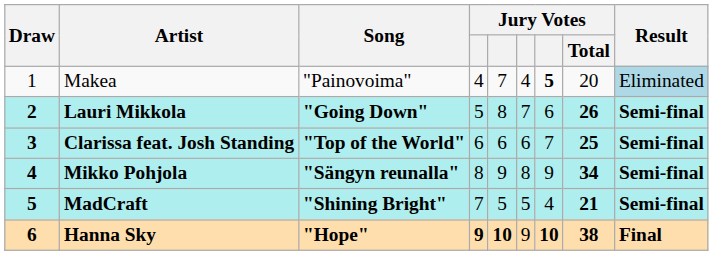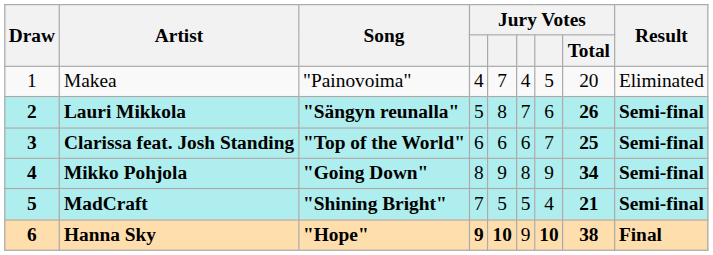(549, 81) bold -> (549, 81) normal
(661, 81) lightblue background -> (661, 81) no background
(366, 111) "Going Down" -> (381, 111) "Sängyn reunalla"
(381, 173) "Sängyn reunalla" -> (366, 173) "Going Down"
